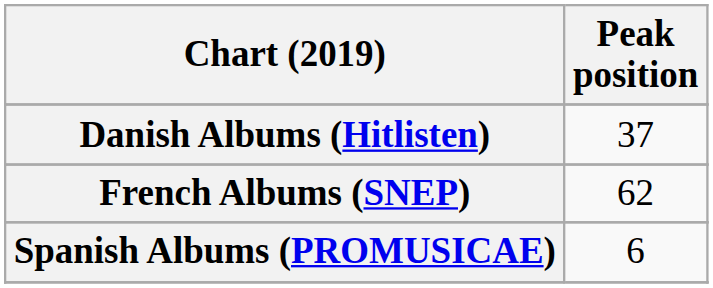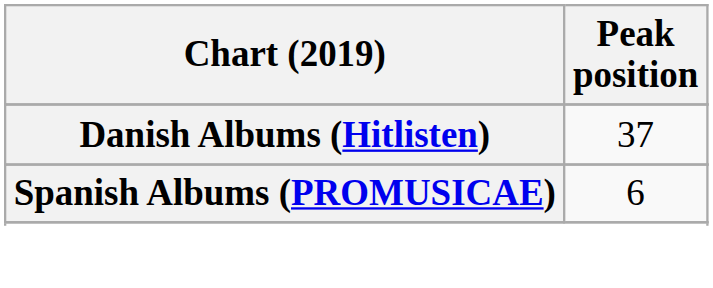- row: (285, 192)
